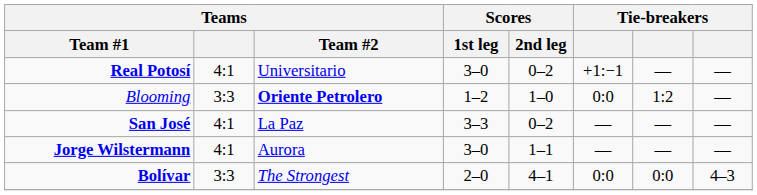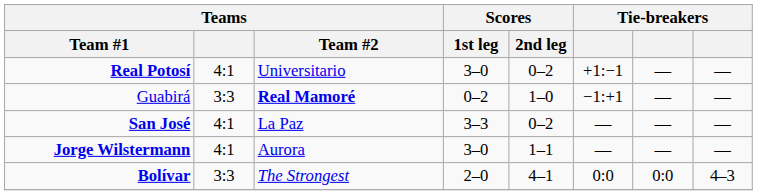- row: (158, 96)
+ row: (164, 96)
